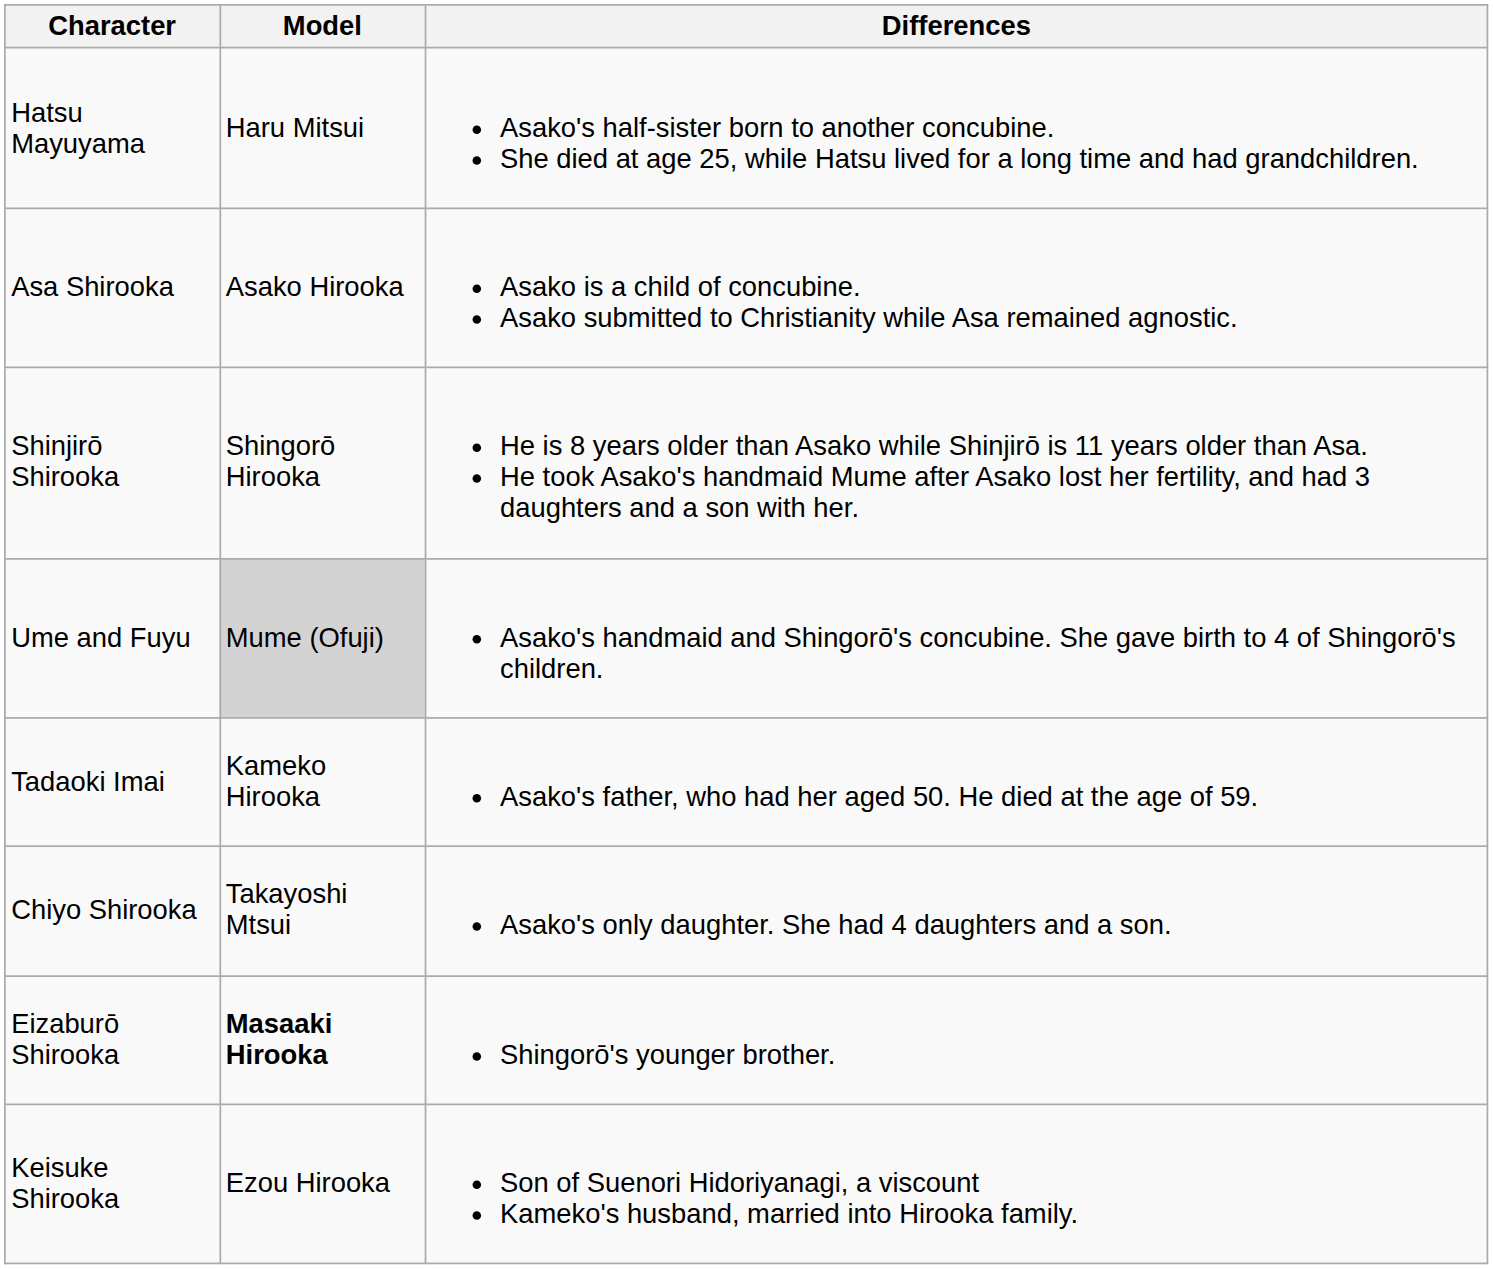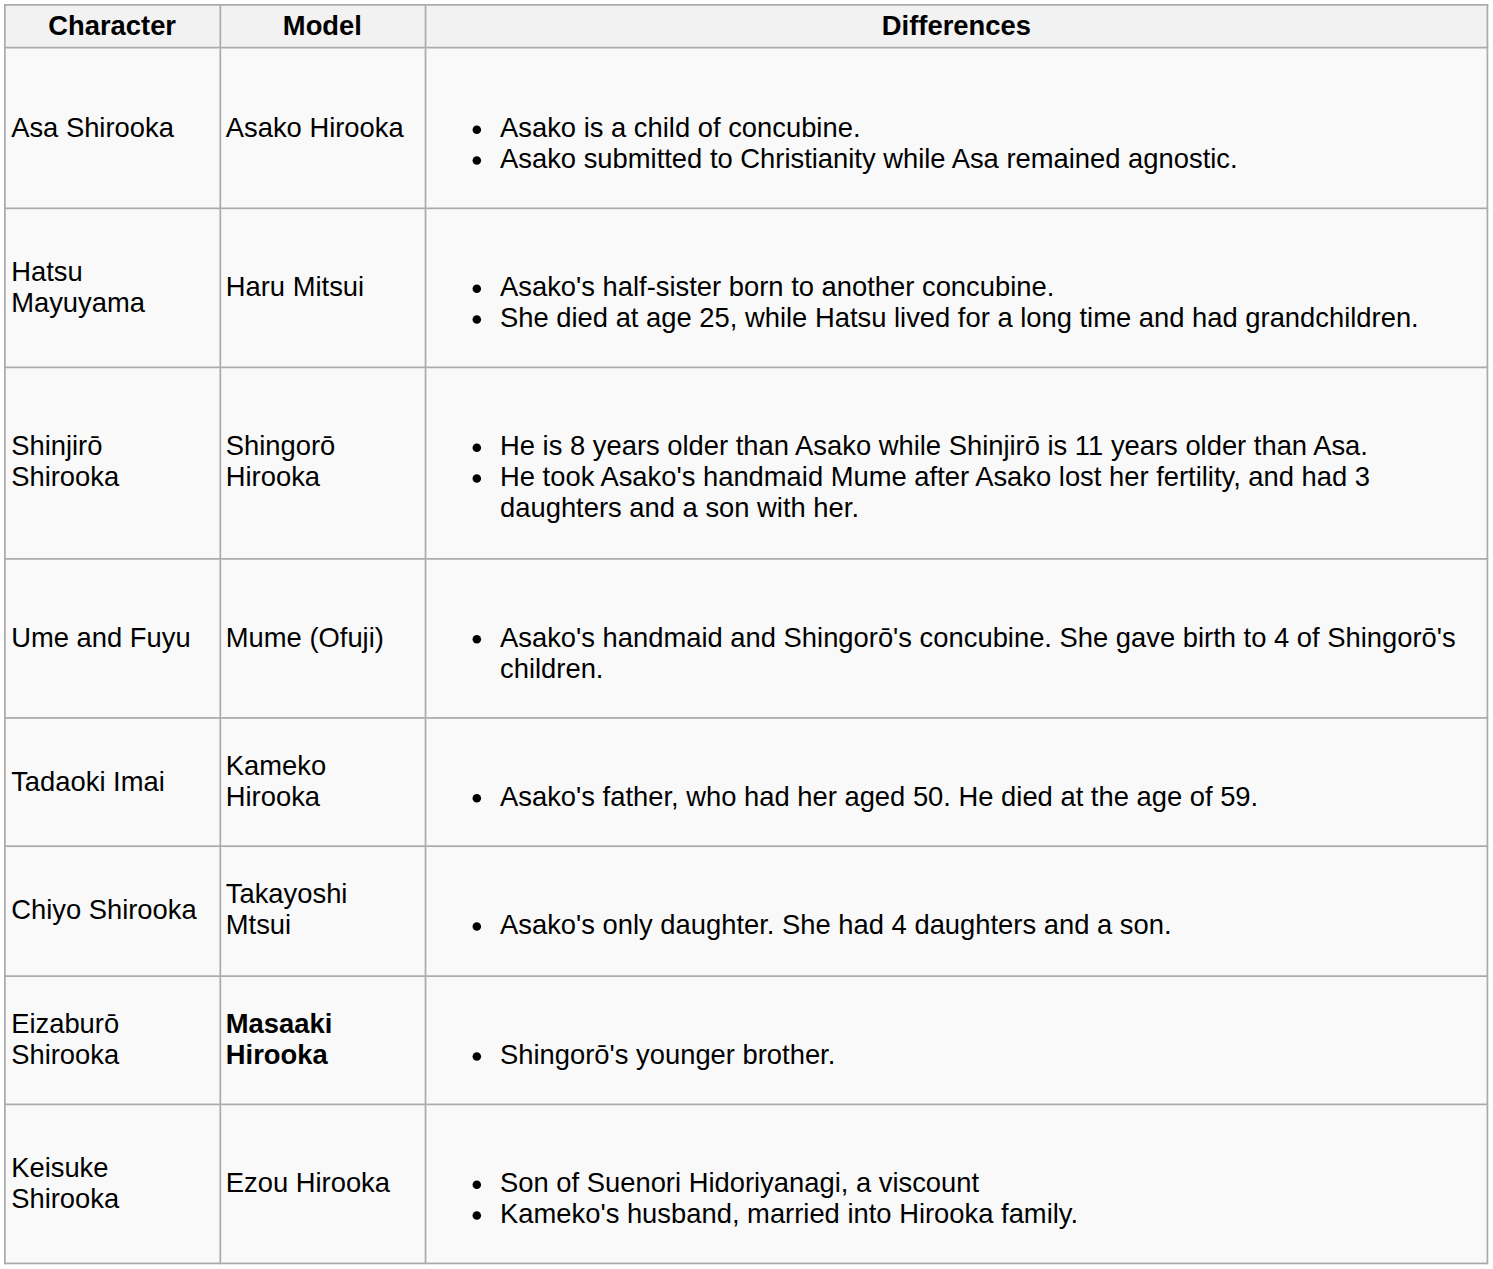rows swapped: (93, 287) <-> (78, 127)
(305, 637) lightgrey background -> (305, 637) no background
